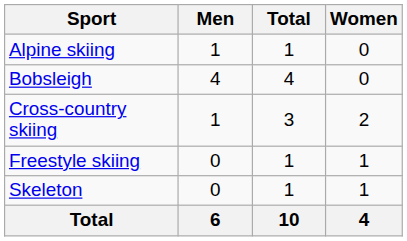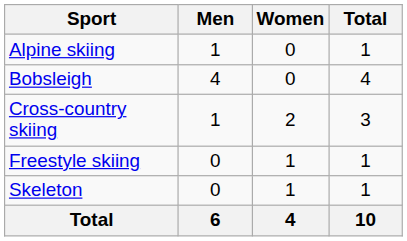columns swapped: (364, 19) <-> (289, 19)
